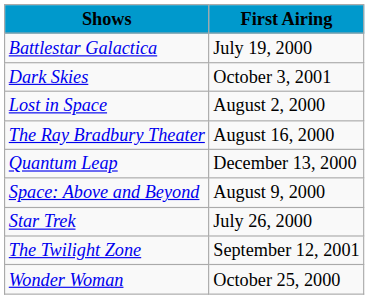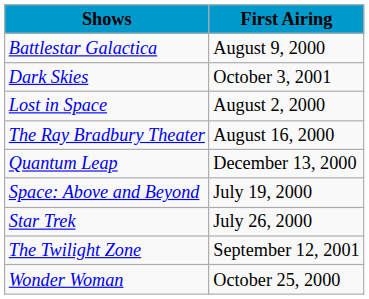(263, 47) July 19, 2000 -> (269, 47) August 9, 2000
(269, 192) August 9, 2000 -> (263, 192) July 19, 2000
